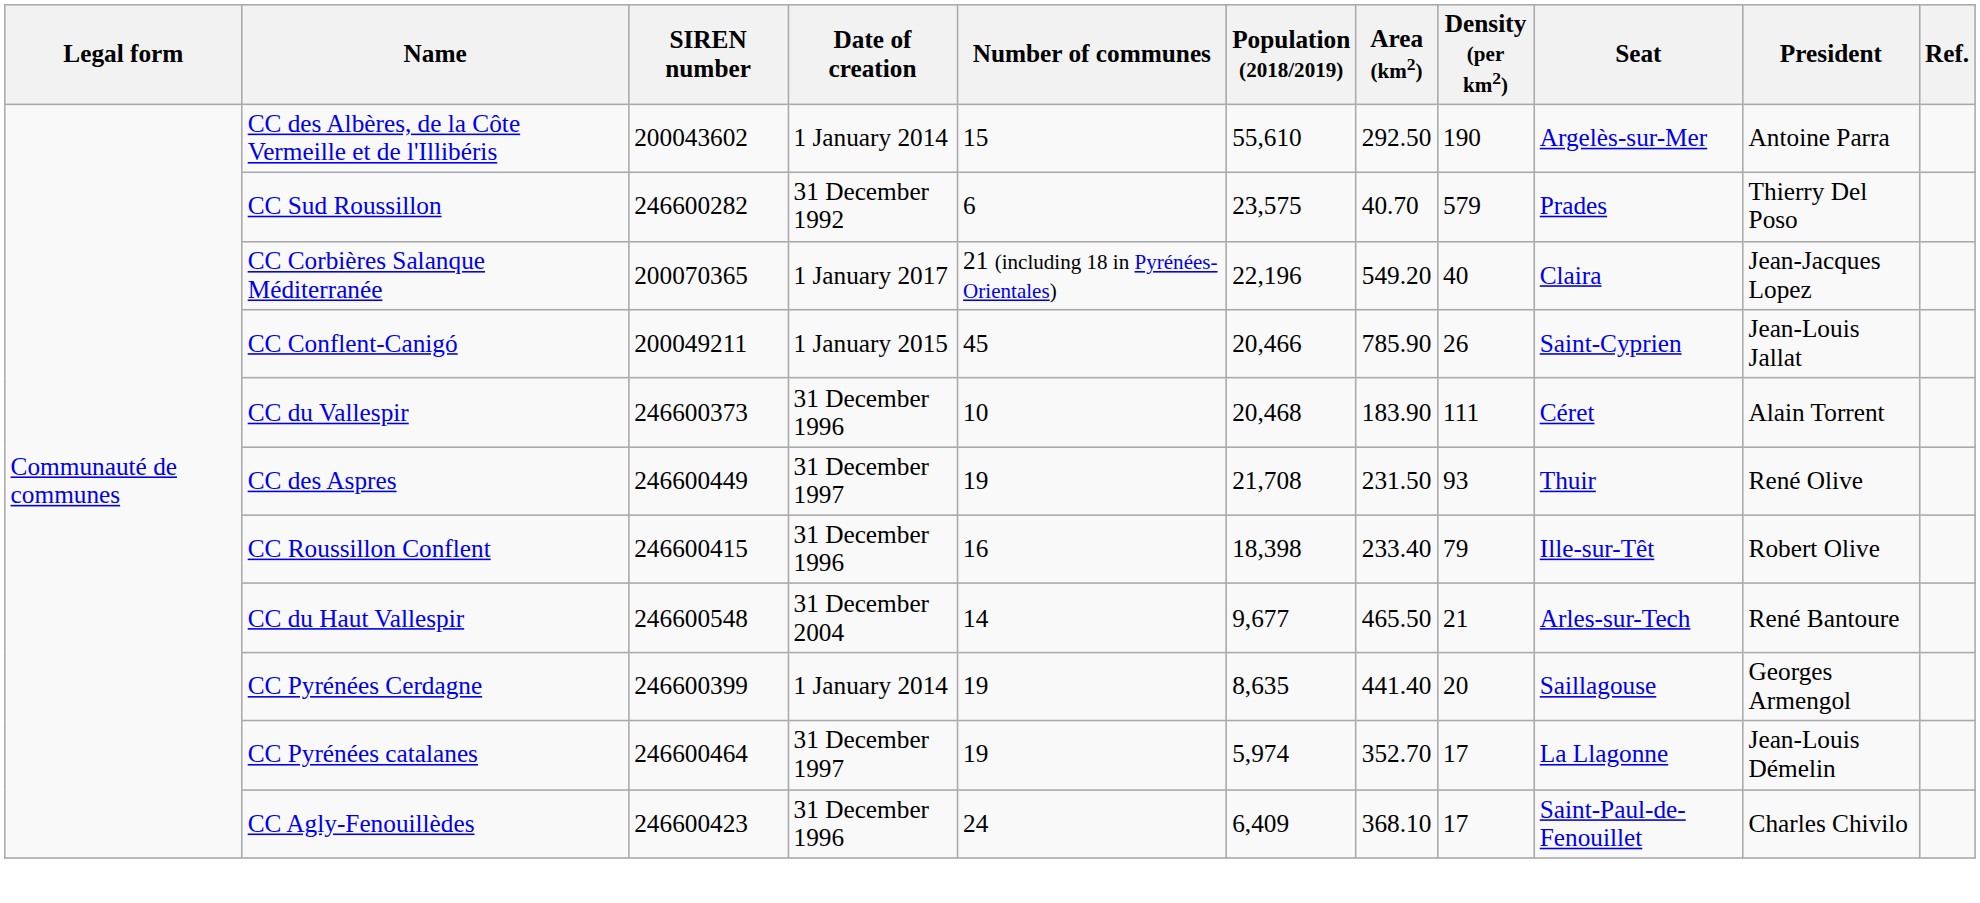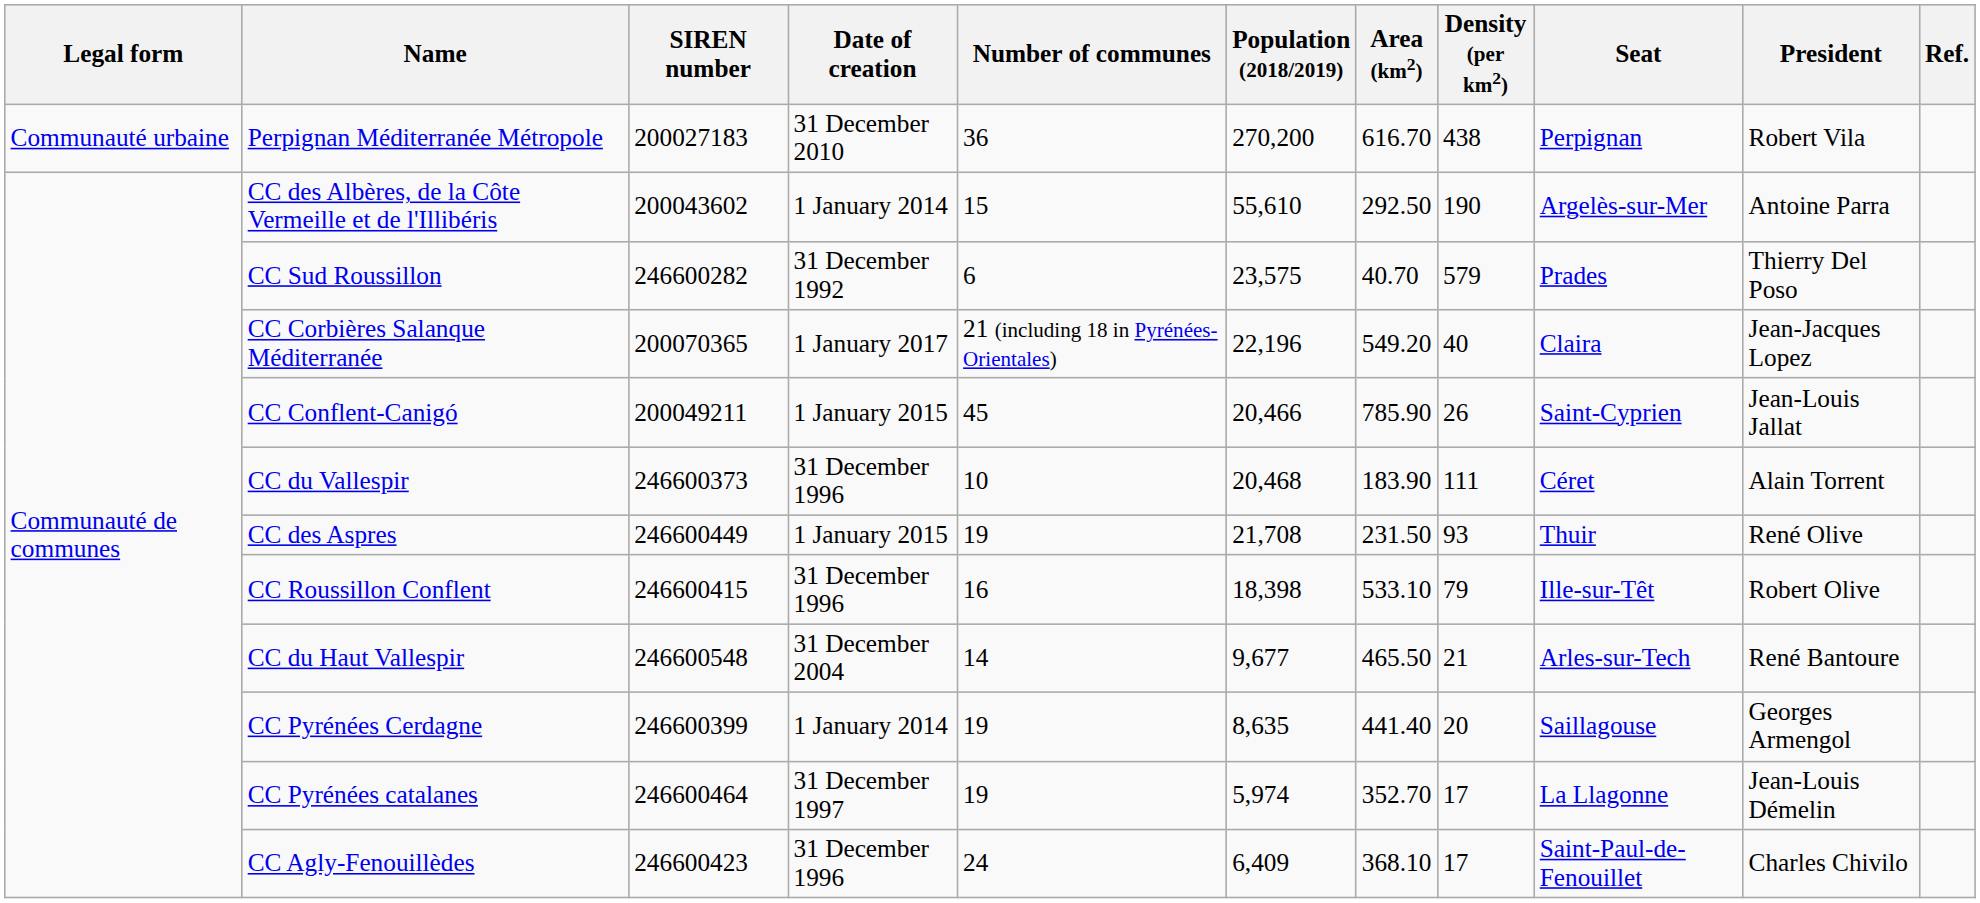+ row: (425, 138)
(861, 480) 31 December 1997 -> (871, 534) 1 January 2015
(1397, 549) 233.40 -> (1397, 589) 533.10
